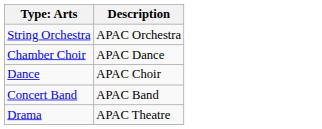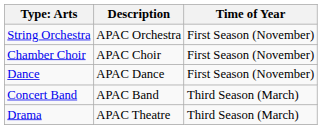+ column: (251, 14)
(130, 54) APAC Dance -> (129, 54) APAC Choir
(129, 74) APAC Choir -> (130, 74) APAC Dance
